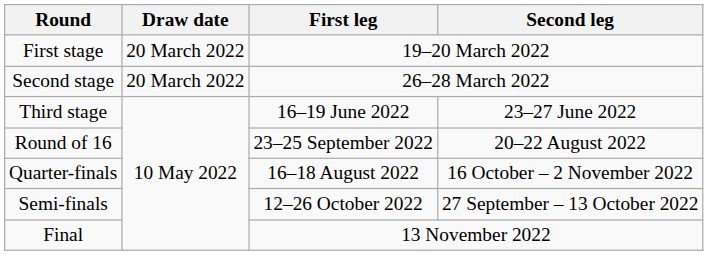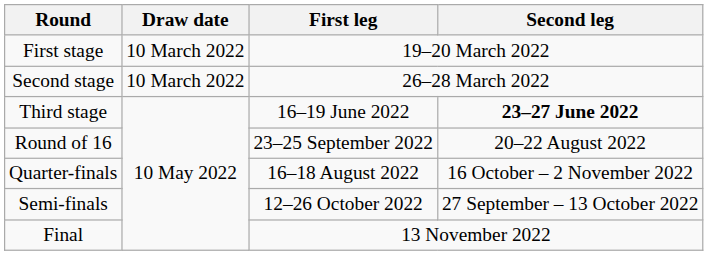(185, 50) 20 March 2022 -> (185, 50) 10 March 2022
(185, 81) 20 March 2022 -> (185, 81) 10 March 2022
(570, 111) normal -> (570, 111) bold
